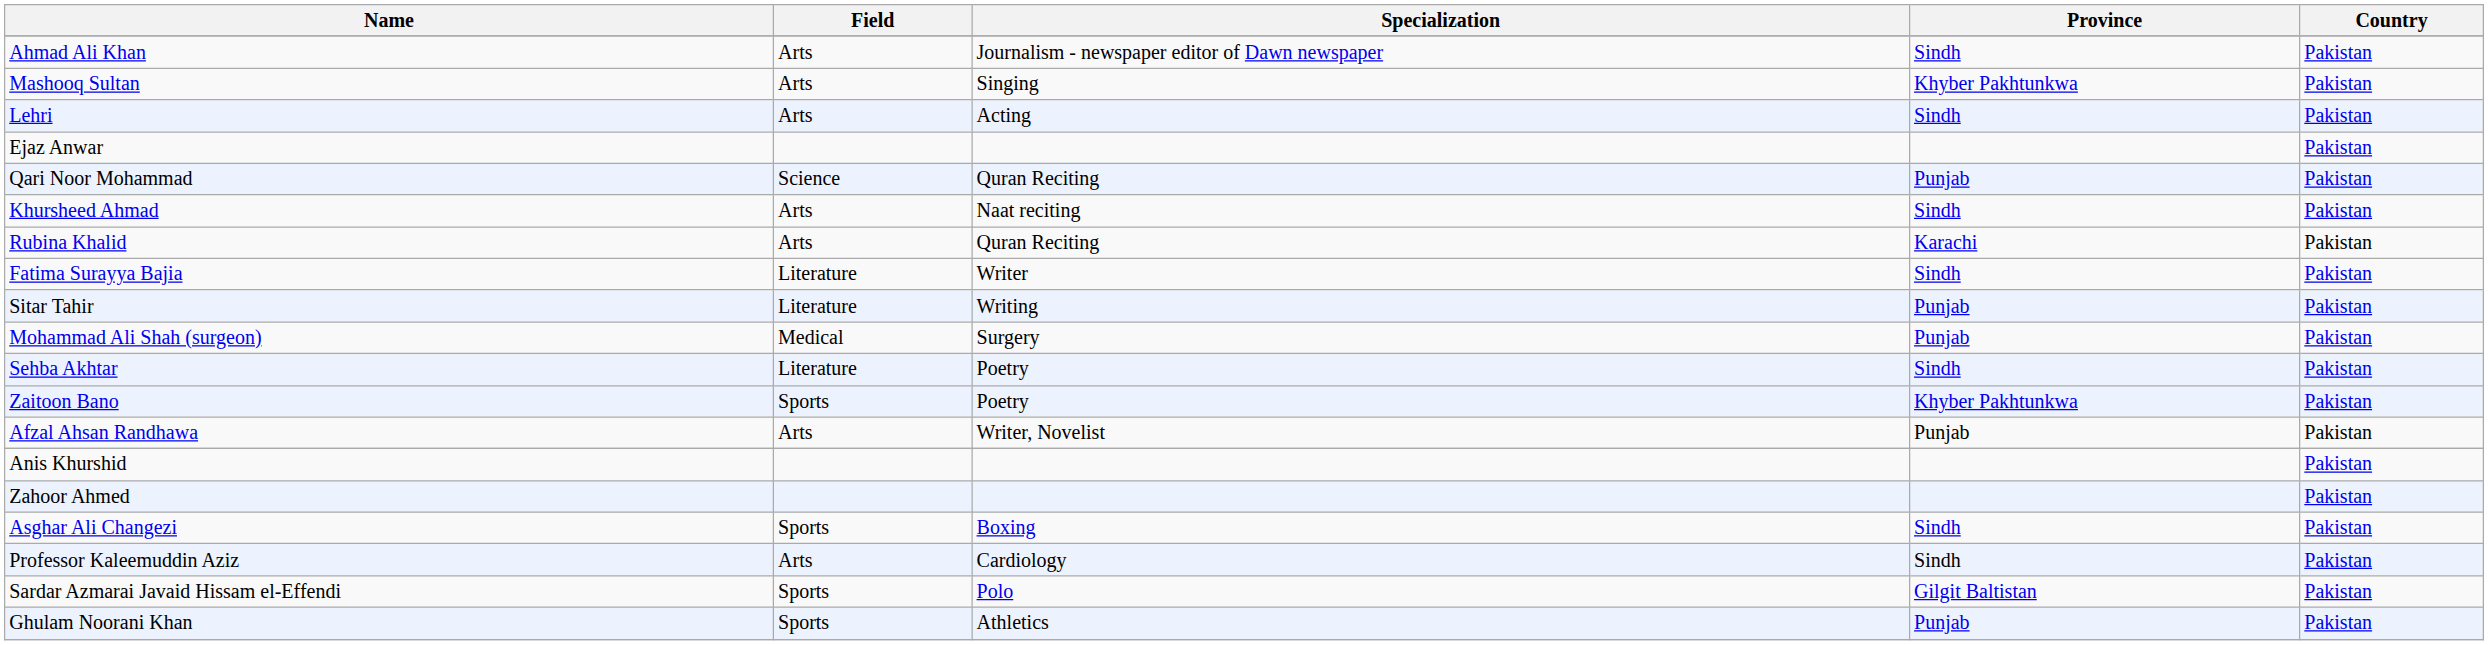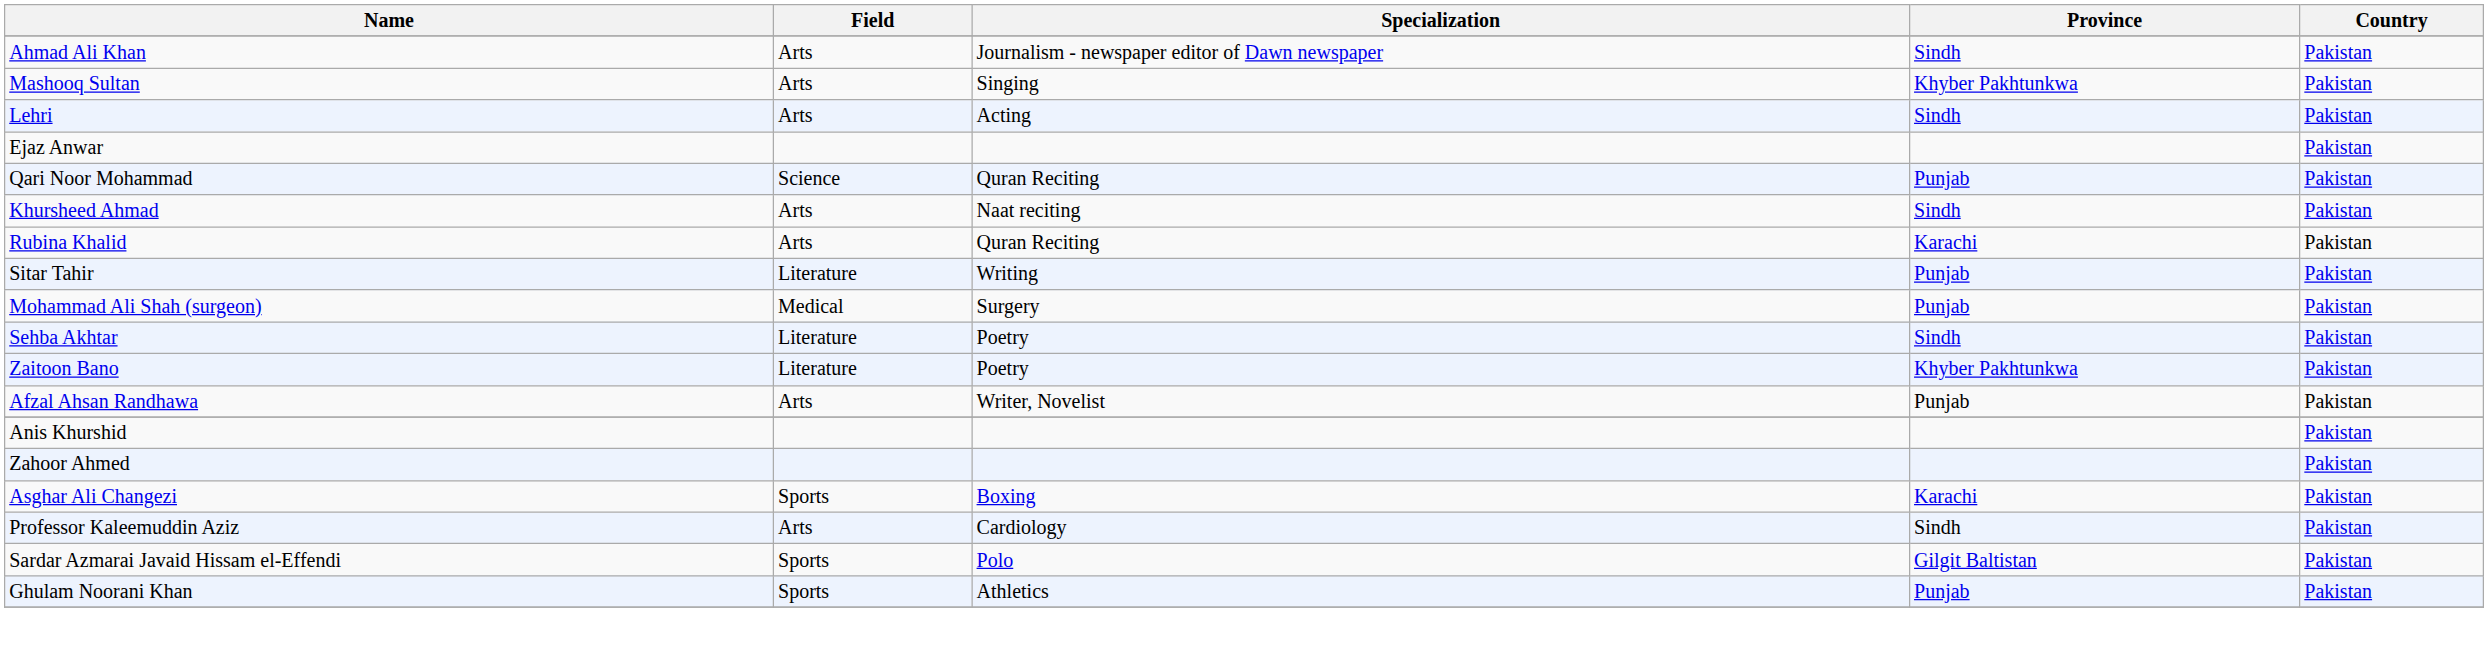- row: (96, 274)
(804, 400) Sports -> (817, 369) Literature
(1937, 527) Sindh -> (1946, 496) Karachi
